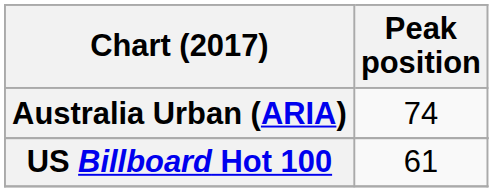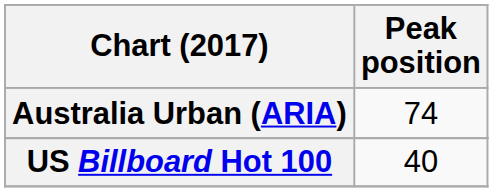(421, 161) 61 -> (421, 161) 40
